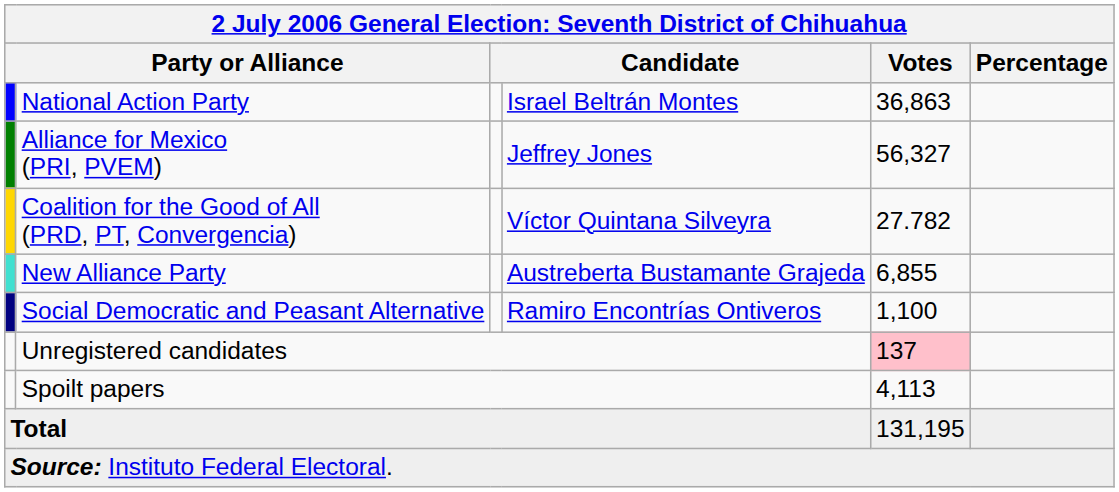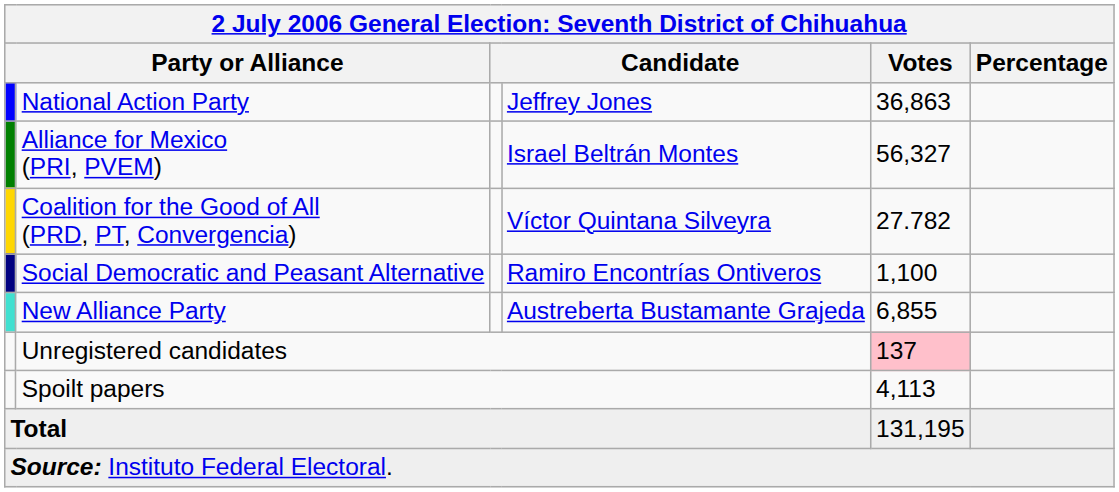(623, 101) Israel Beltrán Montes -> (579, 101) Jeffrey Jones
(579, 154) Jeffrey Jones -> (623, 154) Israel Beltrán Montes
rows swapped: (124, 273) <-> (253, 311)
